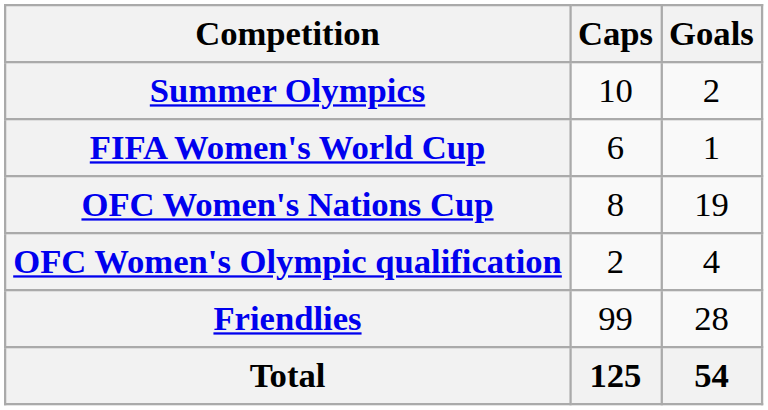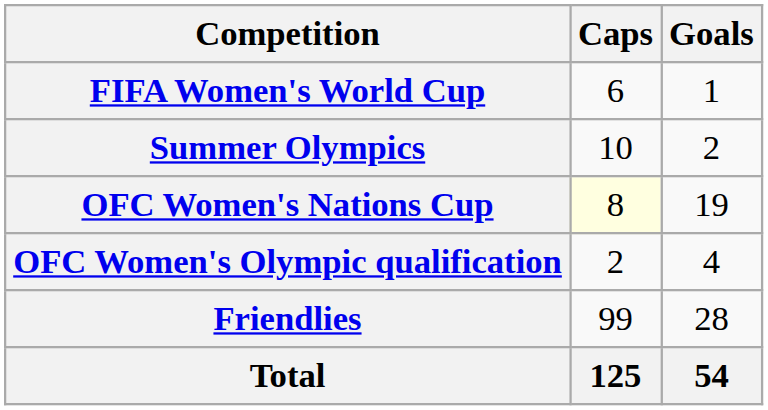rows swapped: (288, 147) <-> (288, 90)
(615, 204) no background -> (615, 204) lightyellow background
